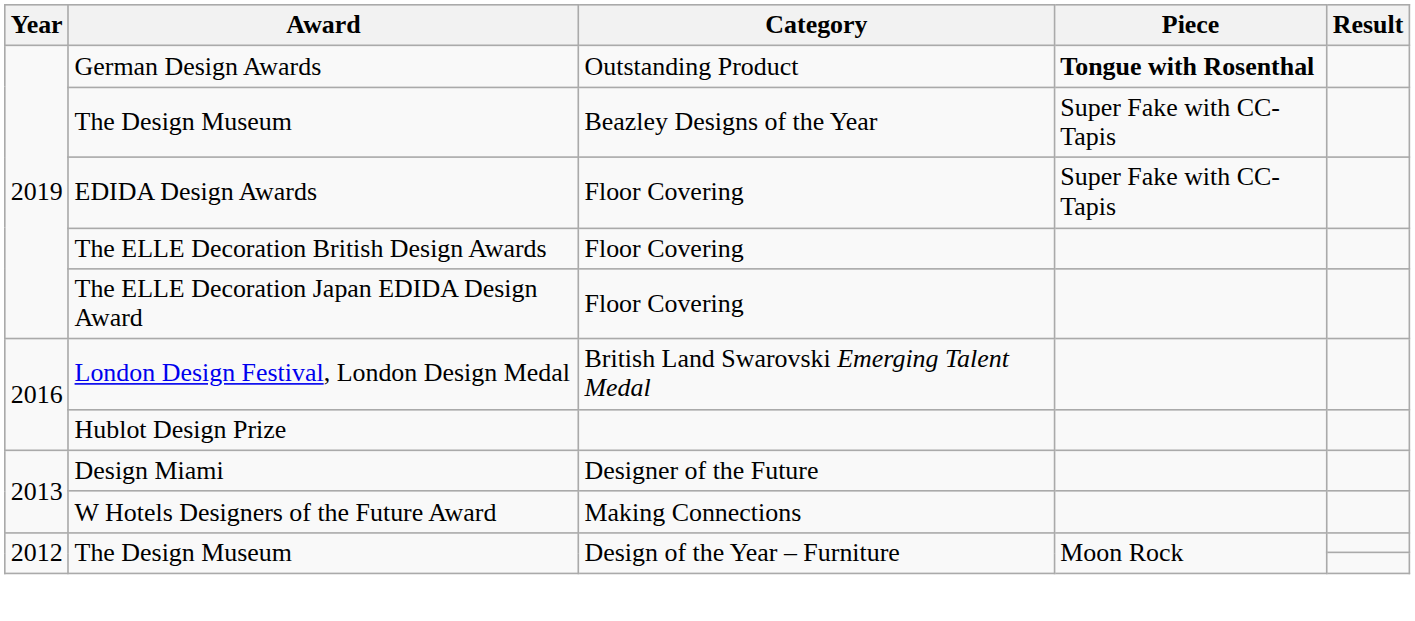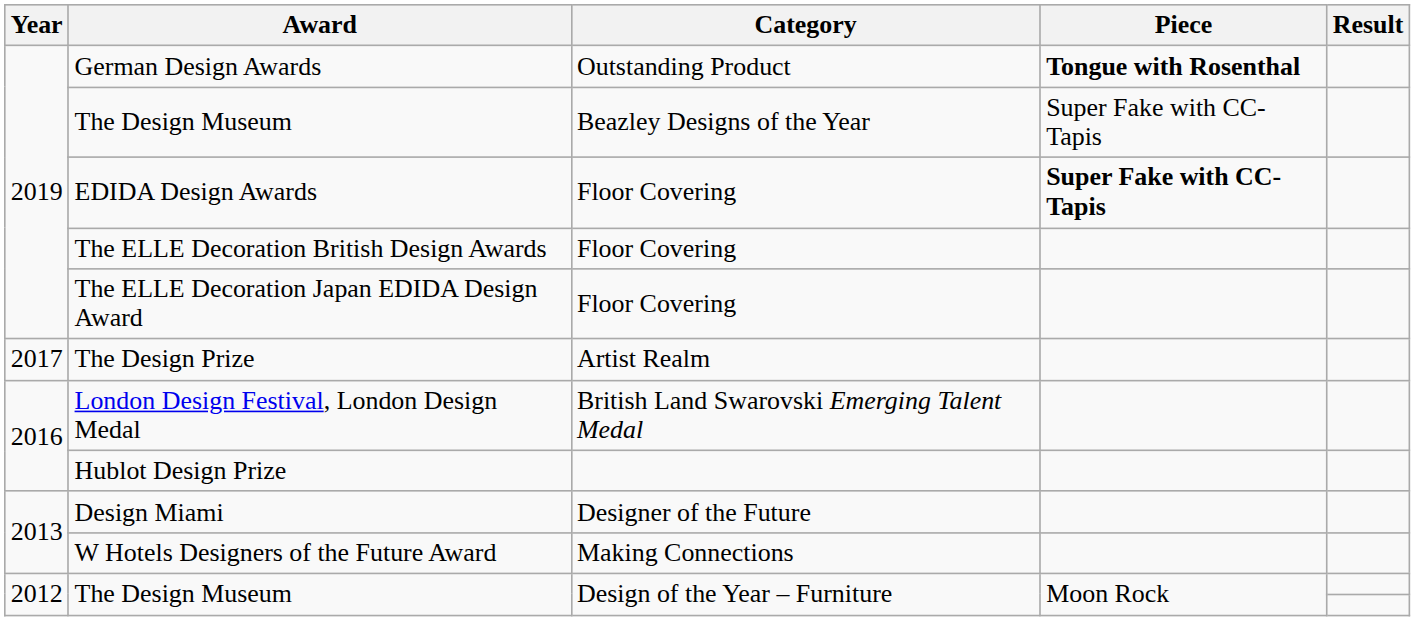(1170, 192) normal -> (1164, 192) bold
+ row: (165, 359)
